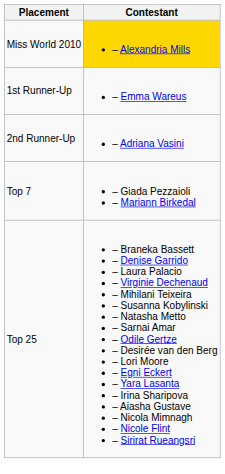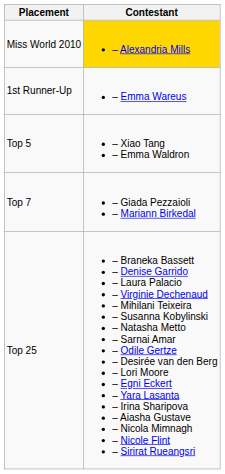- row: (41, 138)
+ row: (19, 144)
